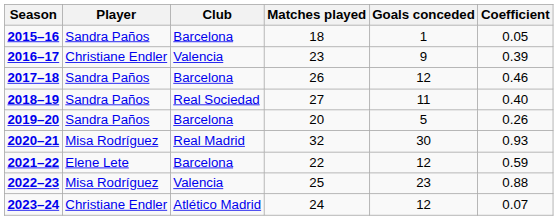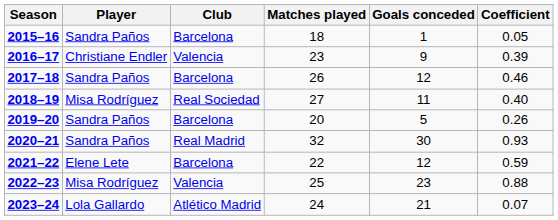(107, 99) Sandra Paños -> (112, 99) Misa Rodríguez
(112, 141) Misa Rodríguez -> (107, 141) Sandra Paños
(116, 204) Christiane Endler -> (105, 204) Lola Gallardo
(424, 204) 12 -> (424, 204) 21
